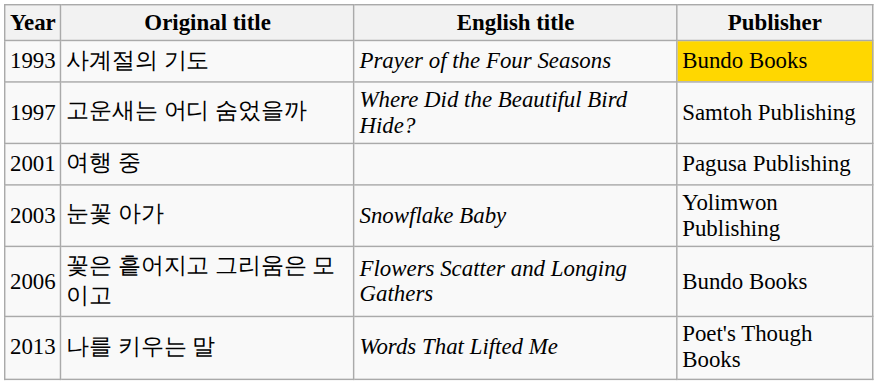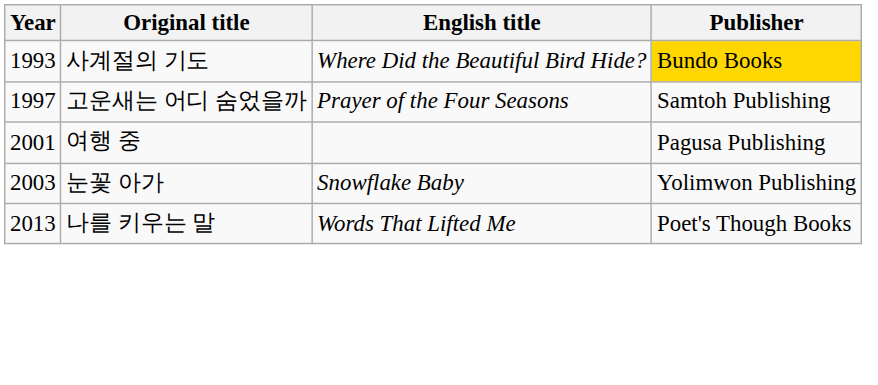(485, 61) Prayer of the Four Seasons -> (482, 61) Where Did the Beautiful Bird Hide?
(493, 112) Where Did the Beautiful Bird Hide? -> (443, 101) Prayer of the Four Seasons
- row: (201, 280)
